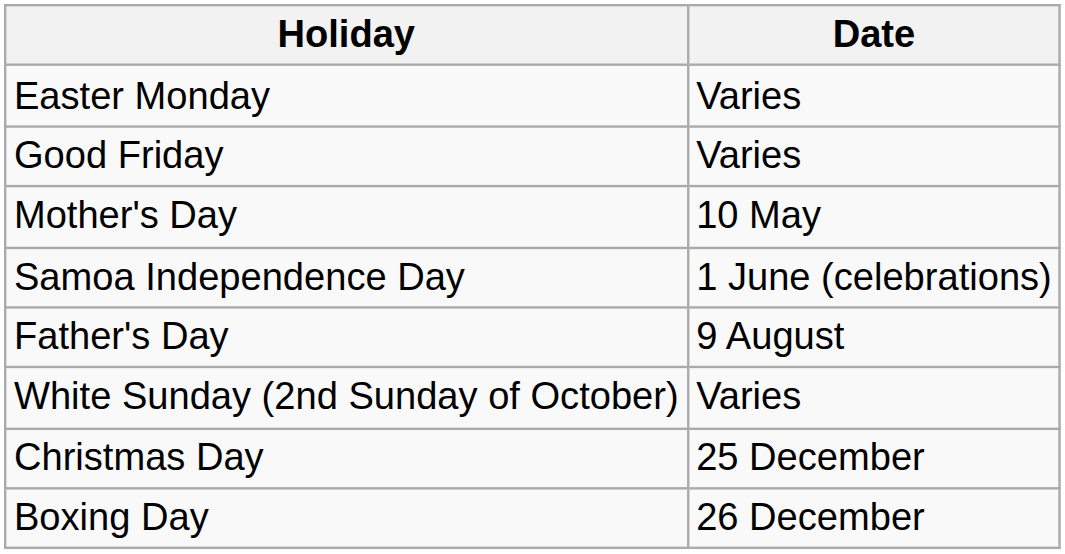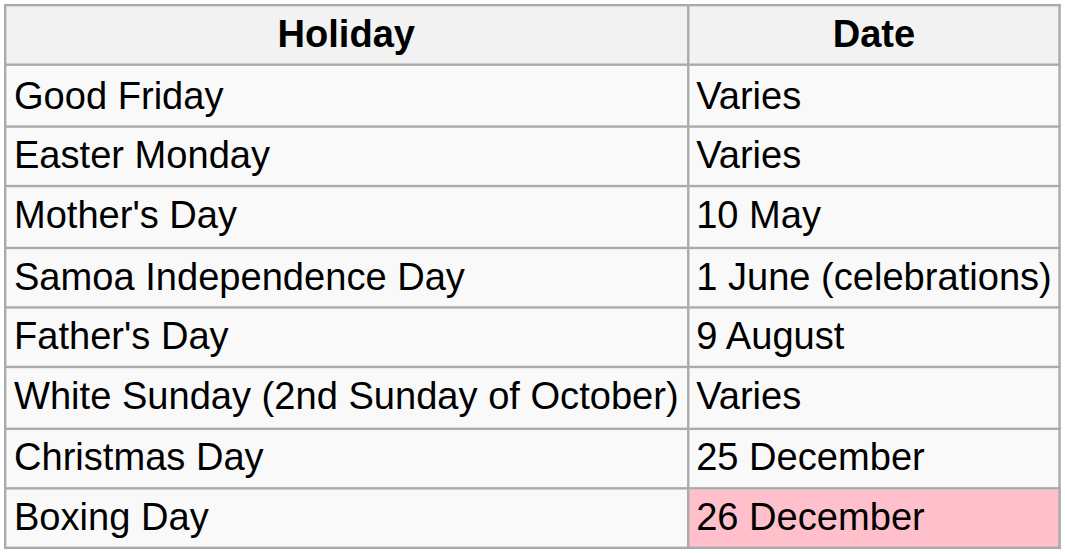rows swapped: (119, 155) <-> (142, 95)
(810, 517) no background -> (810, 517) pink background
